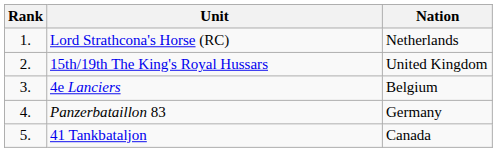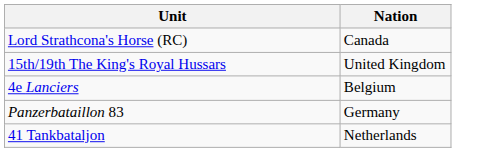- column: (25, 16)
(422, 40) Netherlands -> (366, 40) Canada
(408, 135) Canada -> (380, 135) Netherlands
